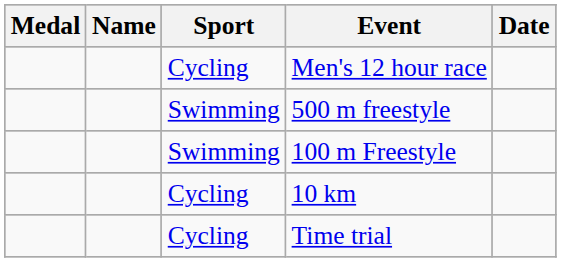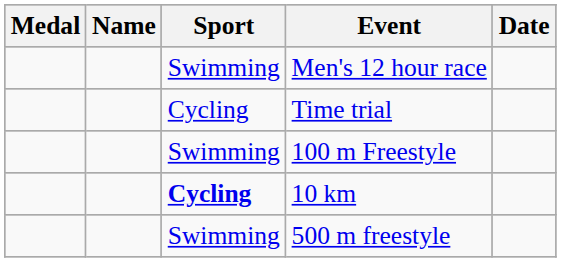(208, 67) Cycling -> (224, 67) Swimming
rows swapped: (371, 109) <-> (342, 236)
(208, 194) normal -> (210, 194) bold
